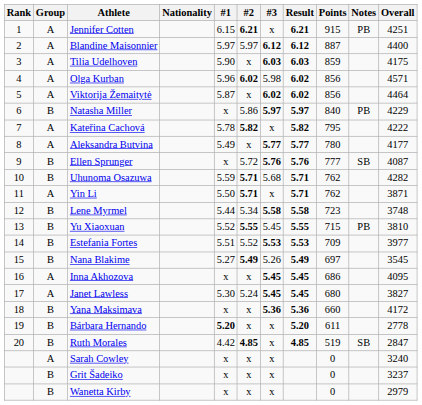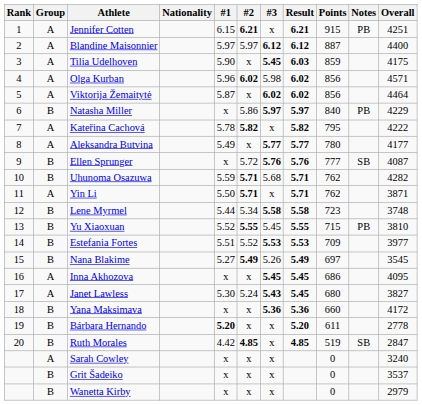(272, 62) 6.03 -> (272, 62) 5.45
(272, 293) 5.45 -> (272, 293) 5.43
(398, 375) 3237 -> (398, 375) 3537
